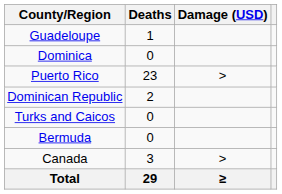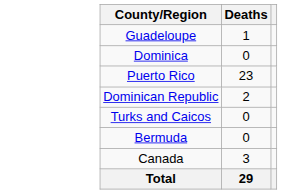- column: (223, 14)
